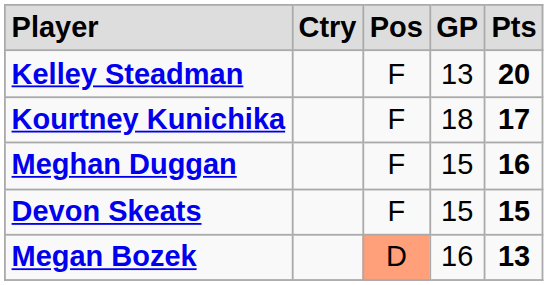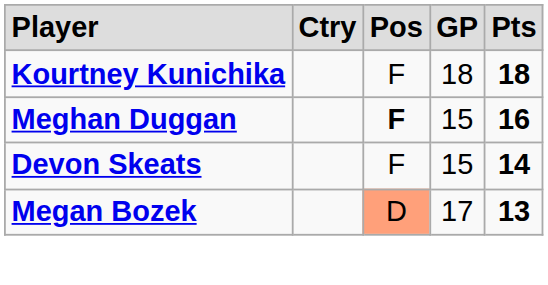- row: (127, 73)
(514, 119) 17 -> (514, 73) 18
(396, 165) normal -> (396, 119) bold
(514, 211) 15 -> (514, 165) 14
(457, 257) 16 -> (457, 211) 17
